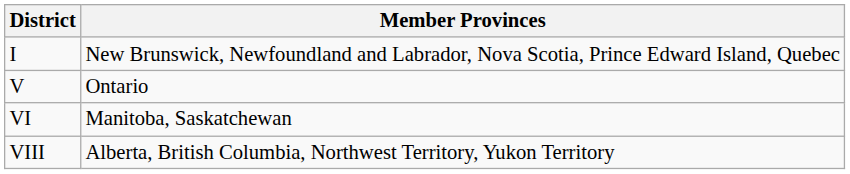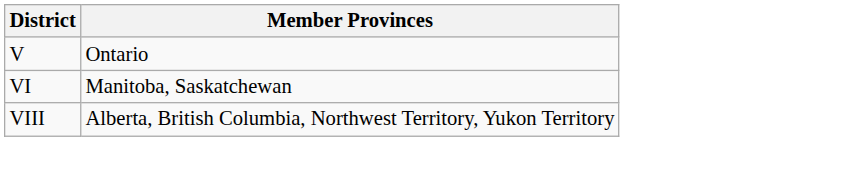- row: (13, 53)
